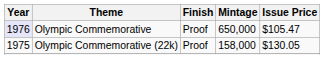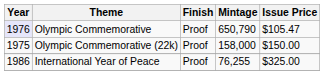(237, 29) 650,000 -> (237, 29) 650,790
(281, 45) $130.05 -> (281, 45) $150.00
+ row: (97, 62)
